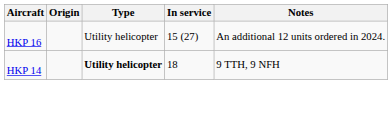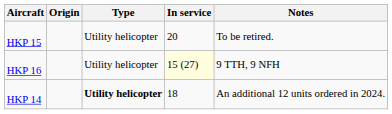+ row: (24, 42)
(183, 36) no background -> (183, 65) lightyellow background
(301, 36) An additional 12 units ordered in 2024. -> (248, 65) 9 TTH, 9 NFH
(248, 65) 9 TTH, 9 NFH -> (301, 94) An additional 12 units ordered in 2024.
